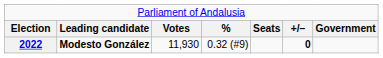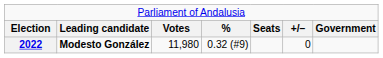(184, 45) 11,930 -> (184, 45) 11,980
(308, 45) bold -> (308, 45) normal
